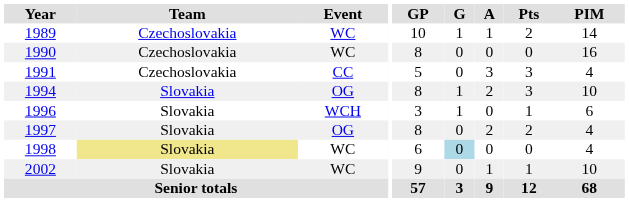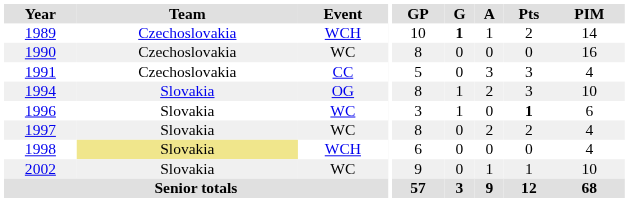(343, 33) WC -> (343, 33) WCH
(459, 33) normal -> (459, 33) bold
(343, 110) WCH -> (343, 110) WC
(529, 110) normal -> (529, 110) bold
(343, 130) OG -> (343, 130) WC
(343, 149) WC -> (343, 149) WCH
(459, 149) lightblue background -> (459, 149) no background
